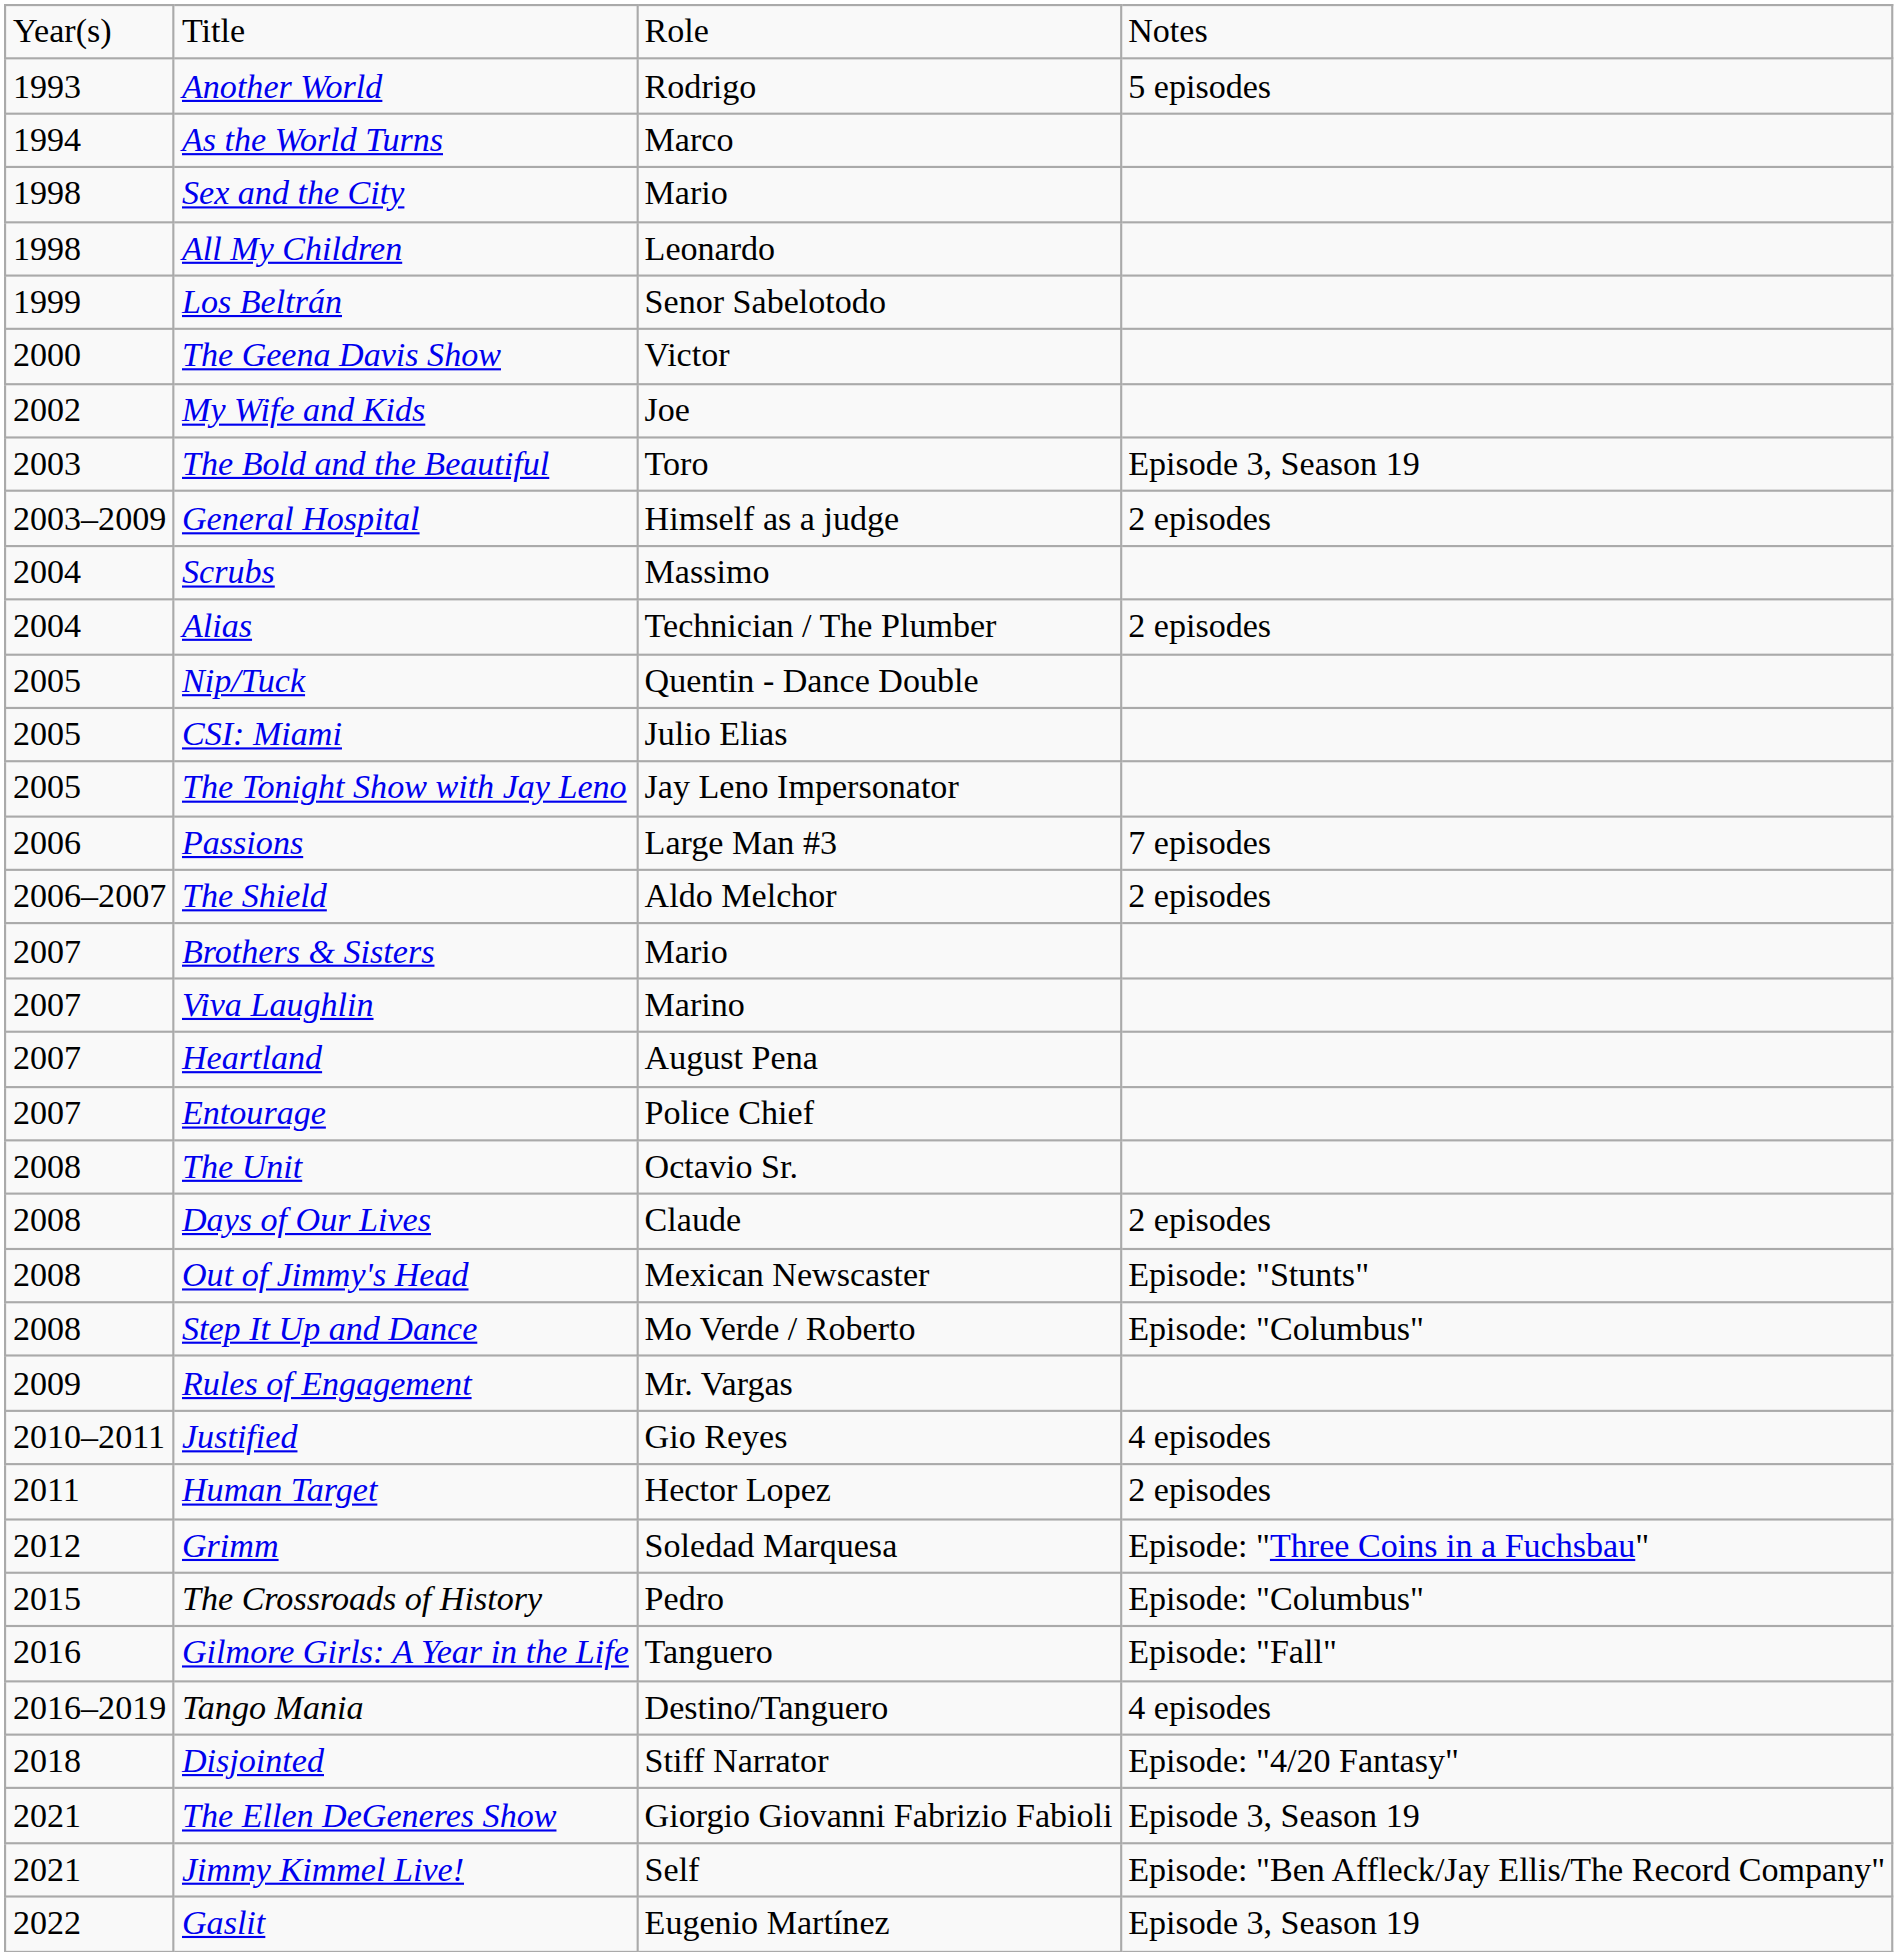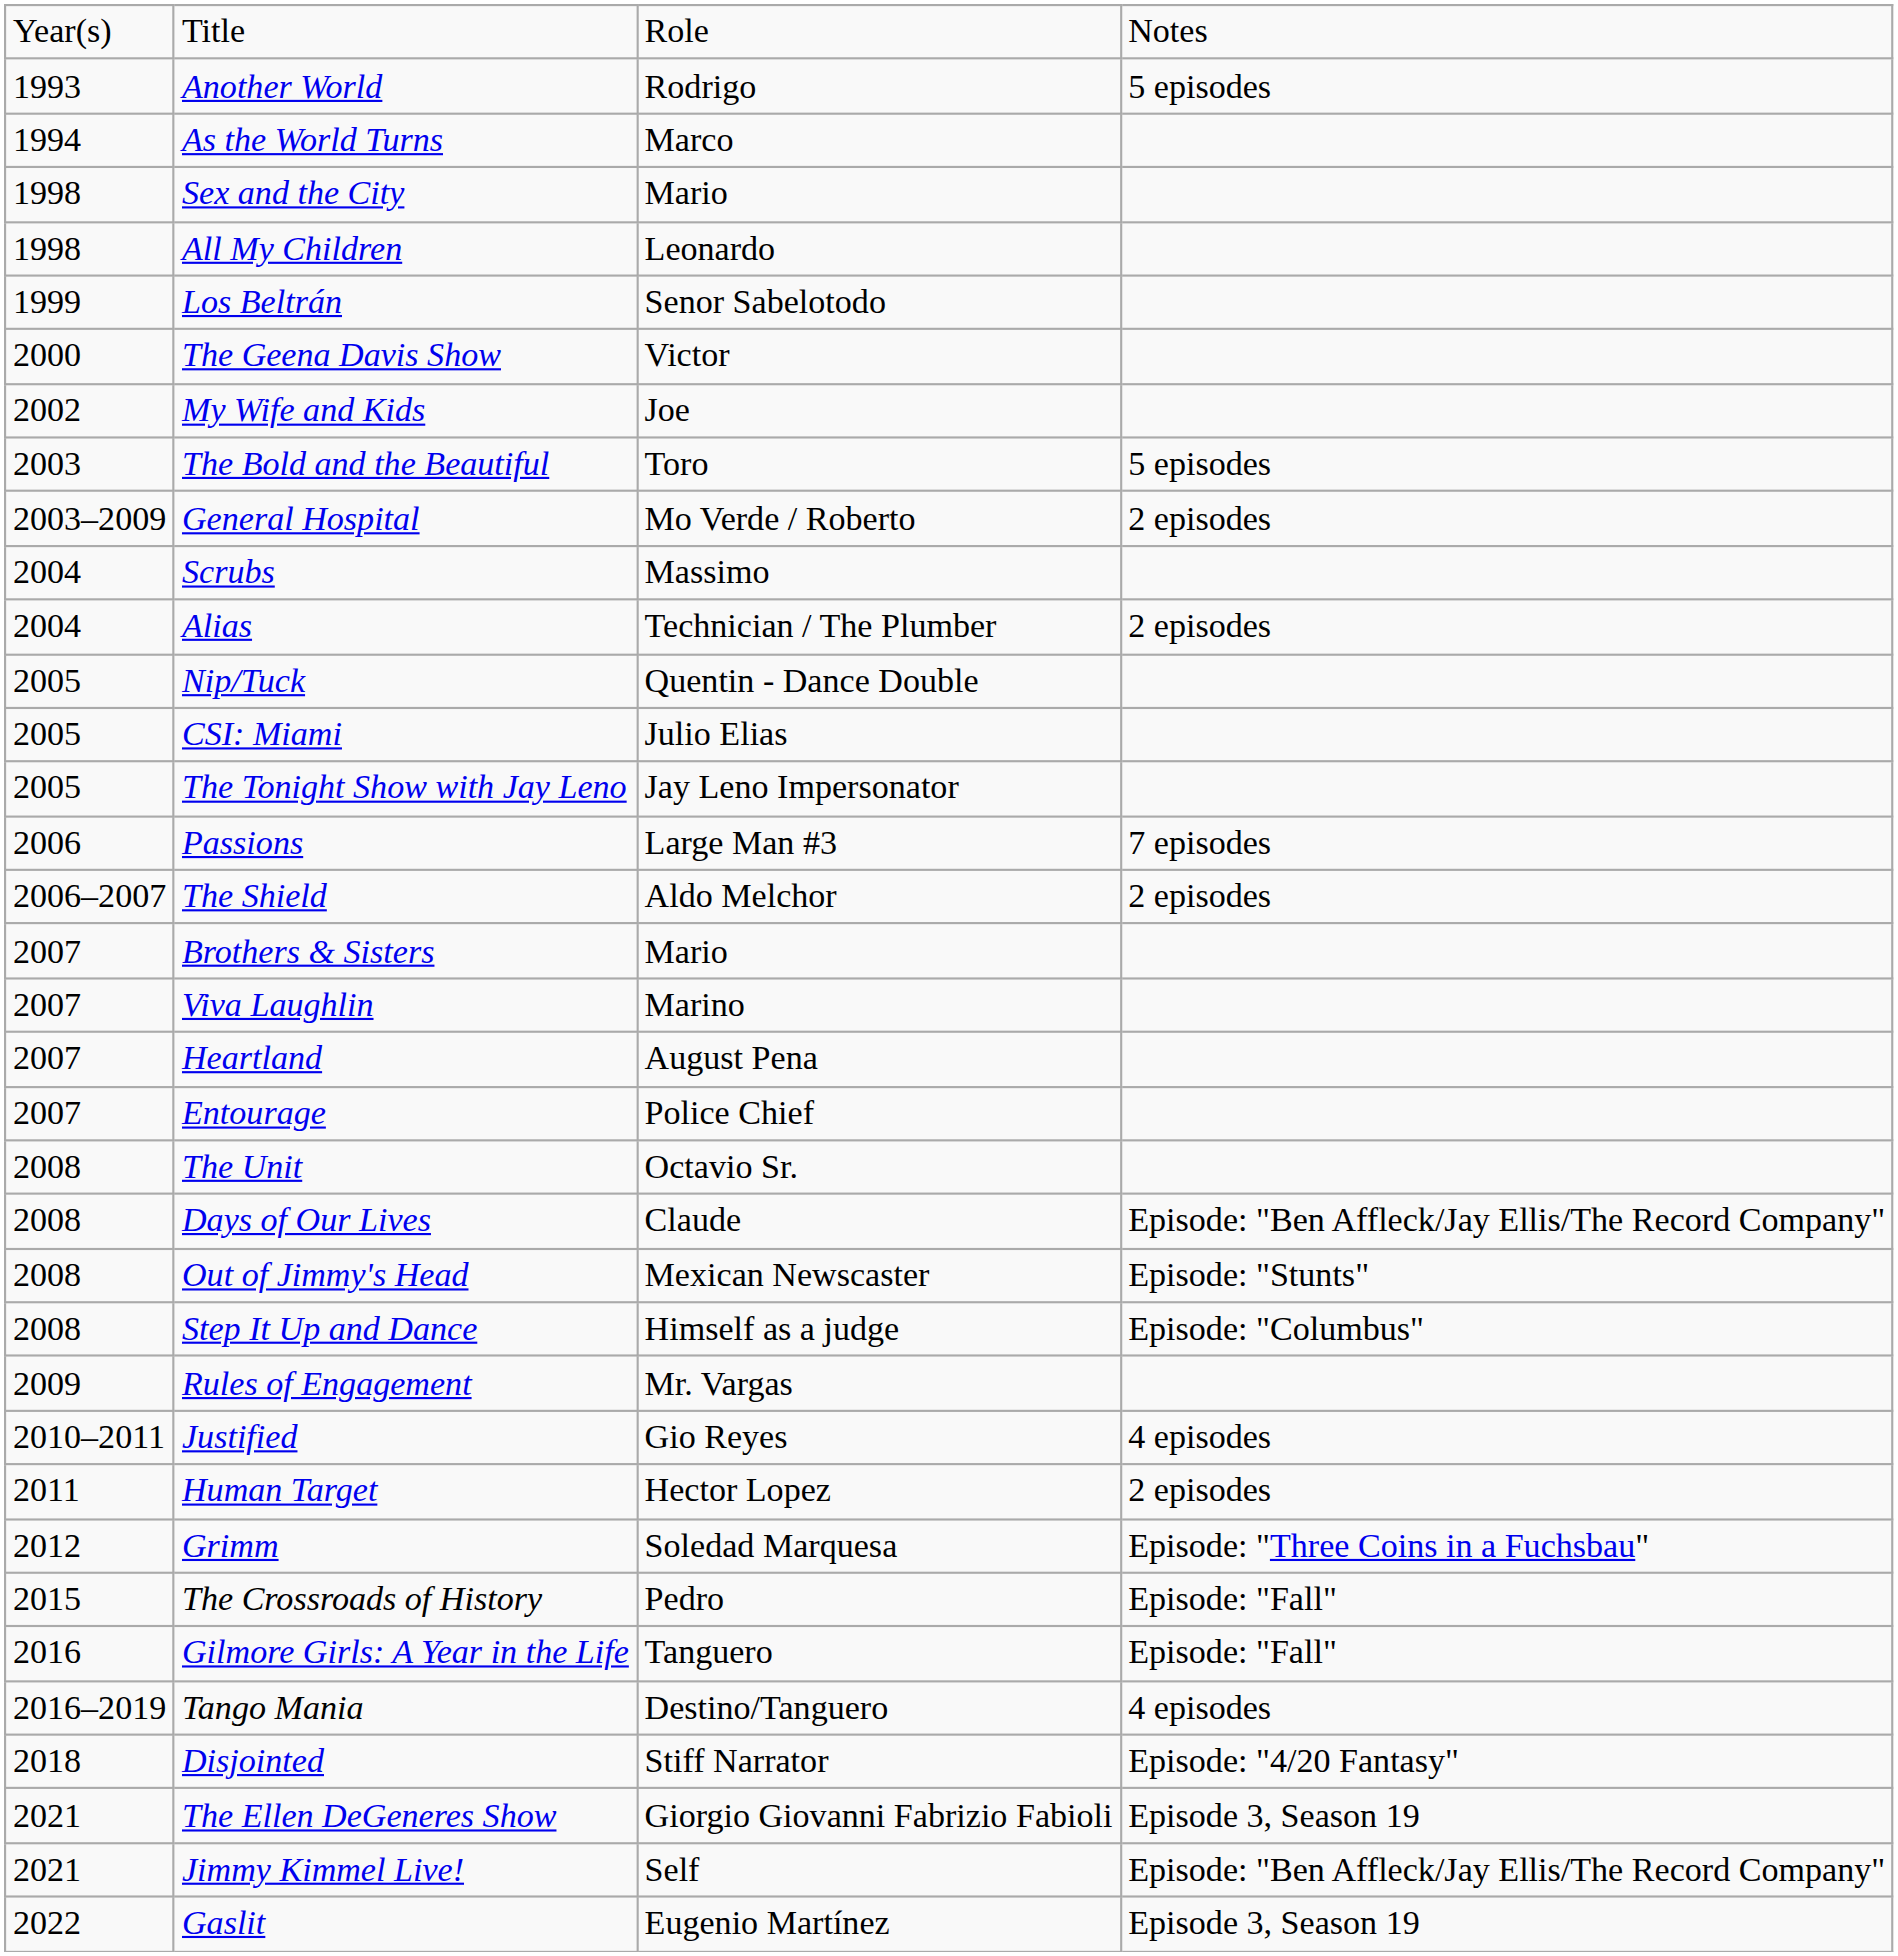(1274, 463) Episode 3, Season 19 -> (1200, 463) 5 episodes
(772, 517) Himself as a judge -> (780, 517) Mo Verde / Roberto
(1200, 1220) 2 episodes -> (1507, 1220) Episode: "Ben Affleck/Jay Ellis/The Record Company"
(780, 1328) Mo Verde / Roberto -> (772, 1328) Himself as a judge
(1276, 1598) Episode: "Columbus" -> (1233, 1598) Episode: "Fall"
